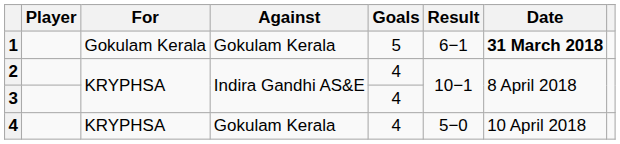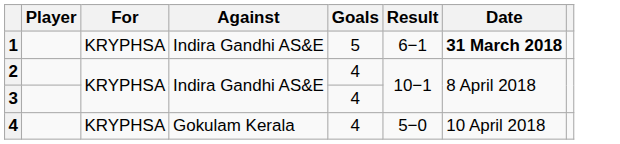(145, 44) Gokulam Kerala -> (125, 44) KRYPHSA
(275, 44) Gokulam Kerala -> (248, 44) Indira Gandhi AS&E
